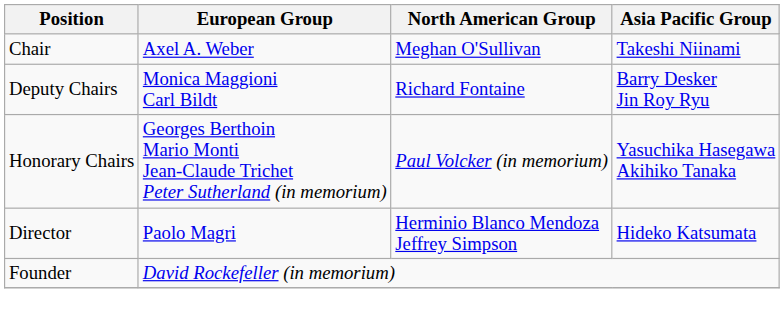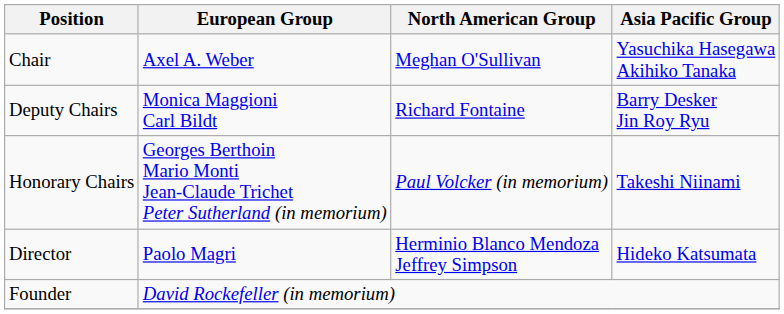(679, 49) Takeshi Niinami -> (696, 59) Yasuchika Hasegawa Akihiko Tanaka
(696, 161) Yasuchika Hasegawa Akihiko Tanaka -> (679, 182) Takeshi Niinami
